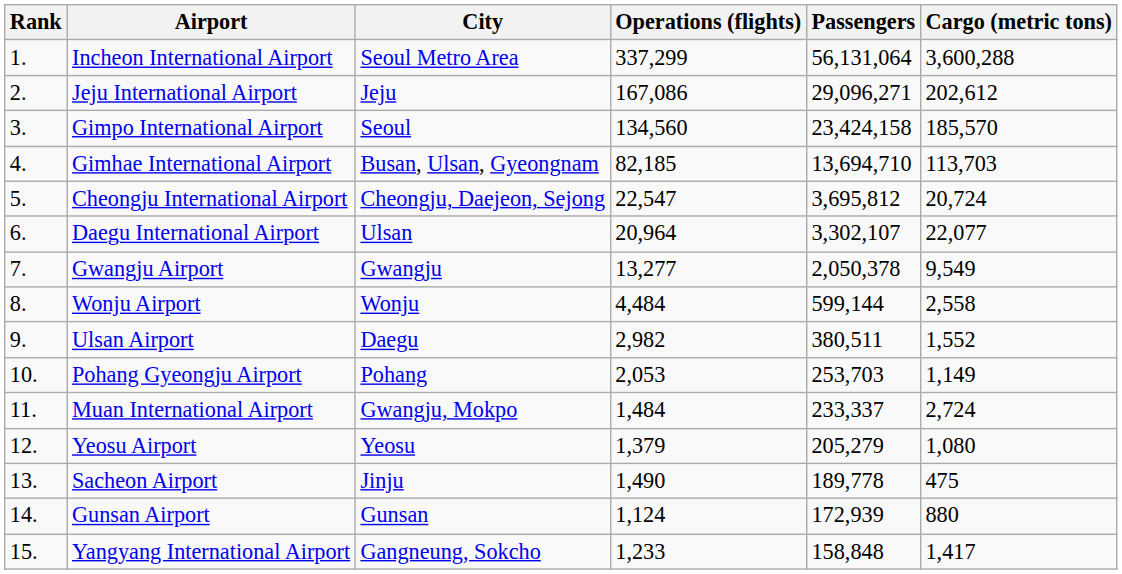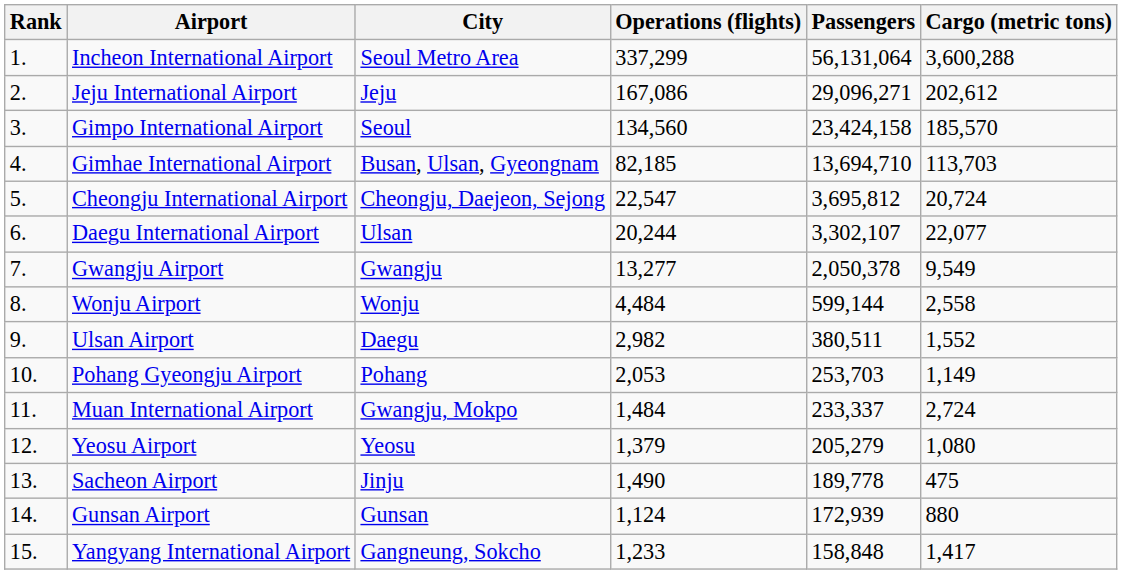(646, 233) 20,964 -> (646, 233) 20,244
